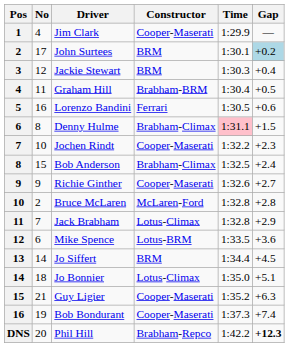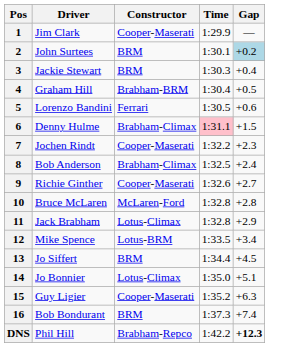- column: (42, 14)
(265, 239) +3.6 -> (246, 239) +3.4
(175, 314) Cooper-Maserati -> (130, 314) BRM
